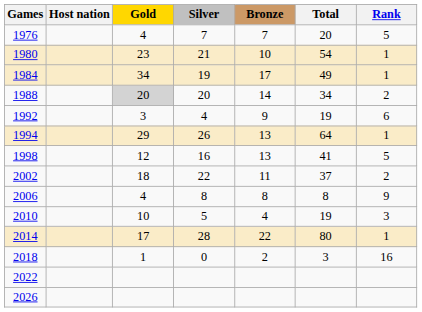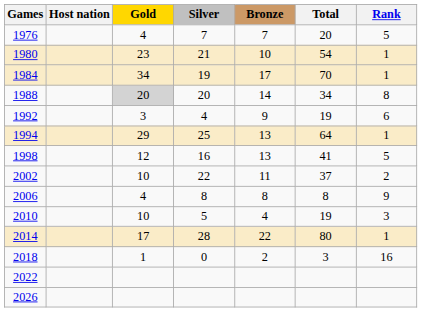(326, 75) 49 -> (326, 75) 70
(386, 95) 2 -> (386, 95) 8
(204, 136) 26 -> (204, 136) 25
(143, 176) 18 -> (143, 176) 10
